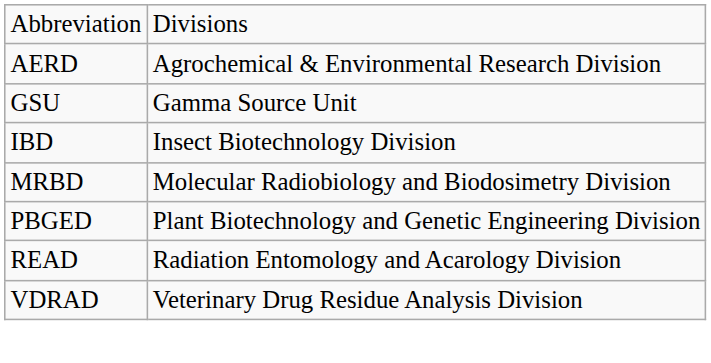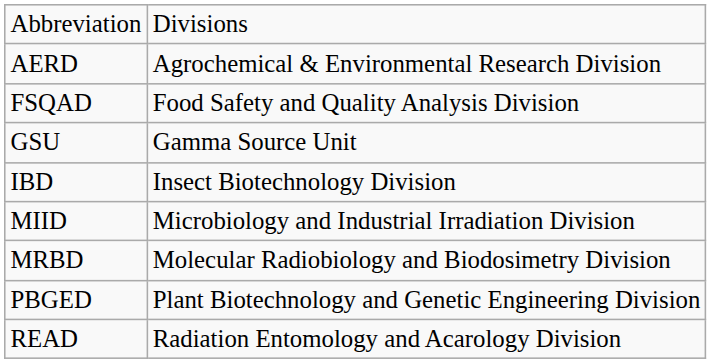+ row: (51, 102)
+ row: (39, 220)
- row: (55, 299)
